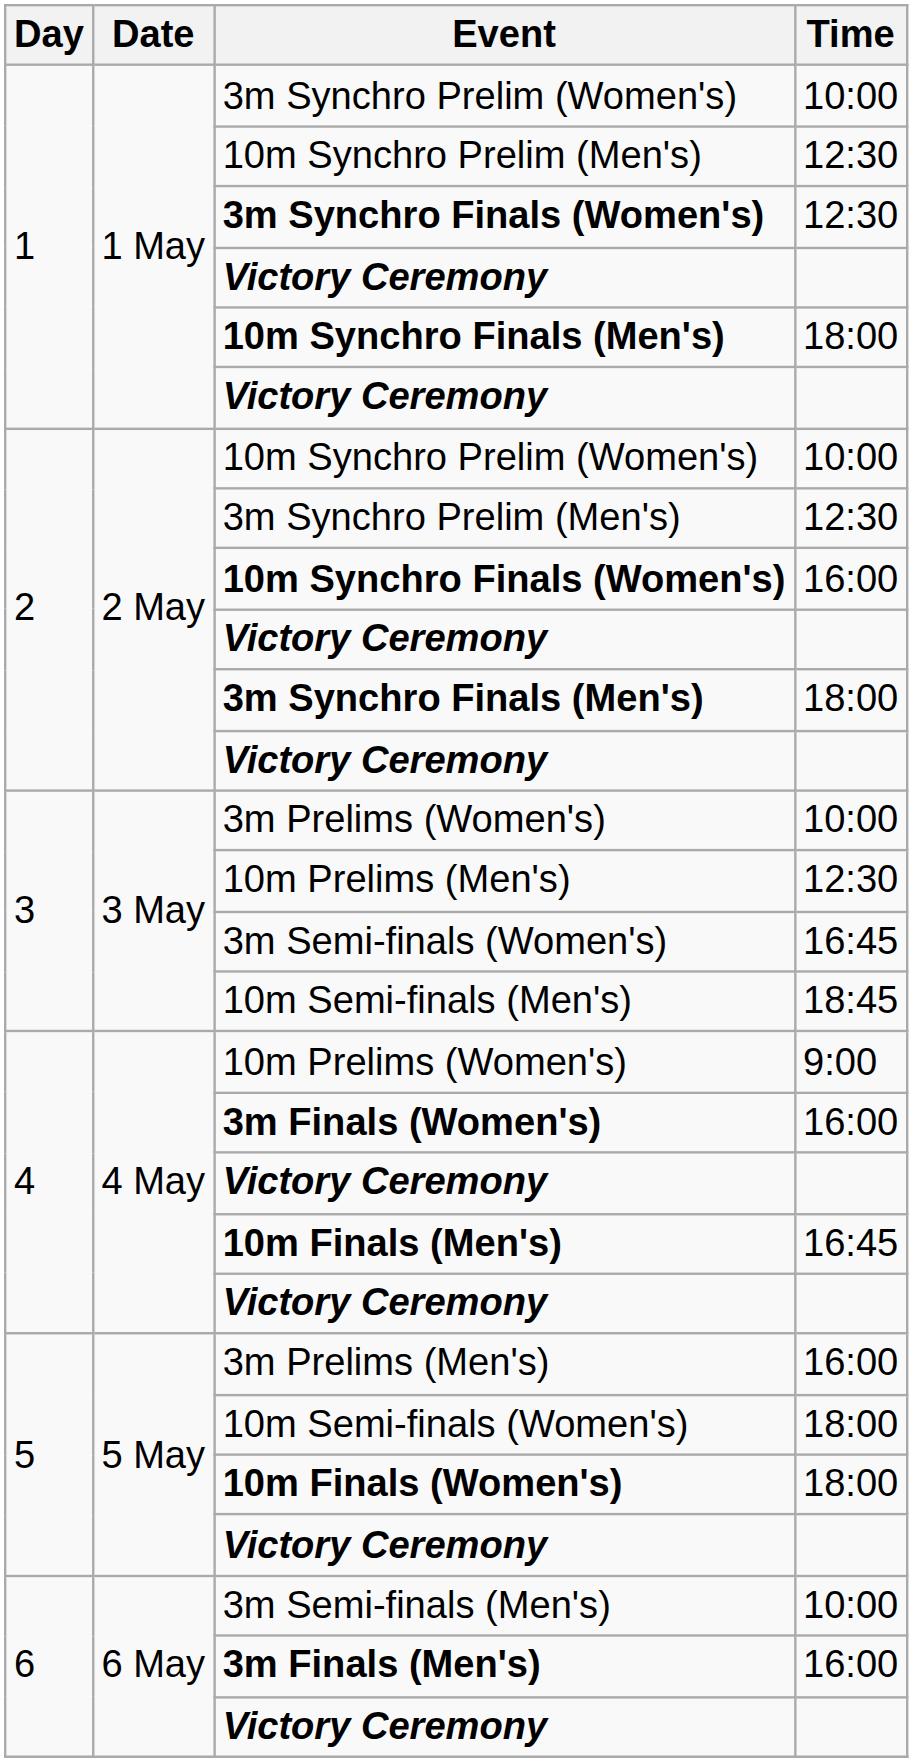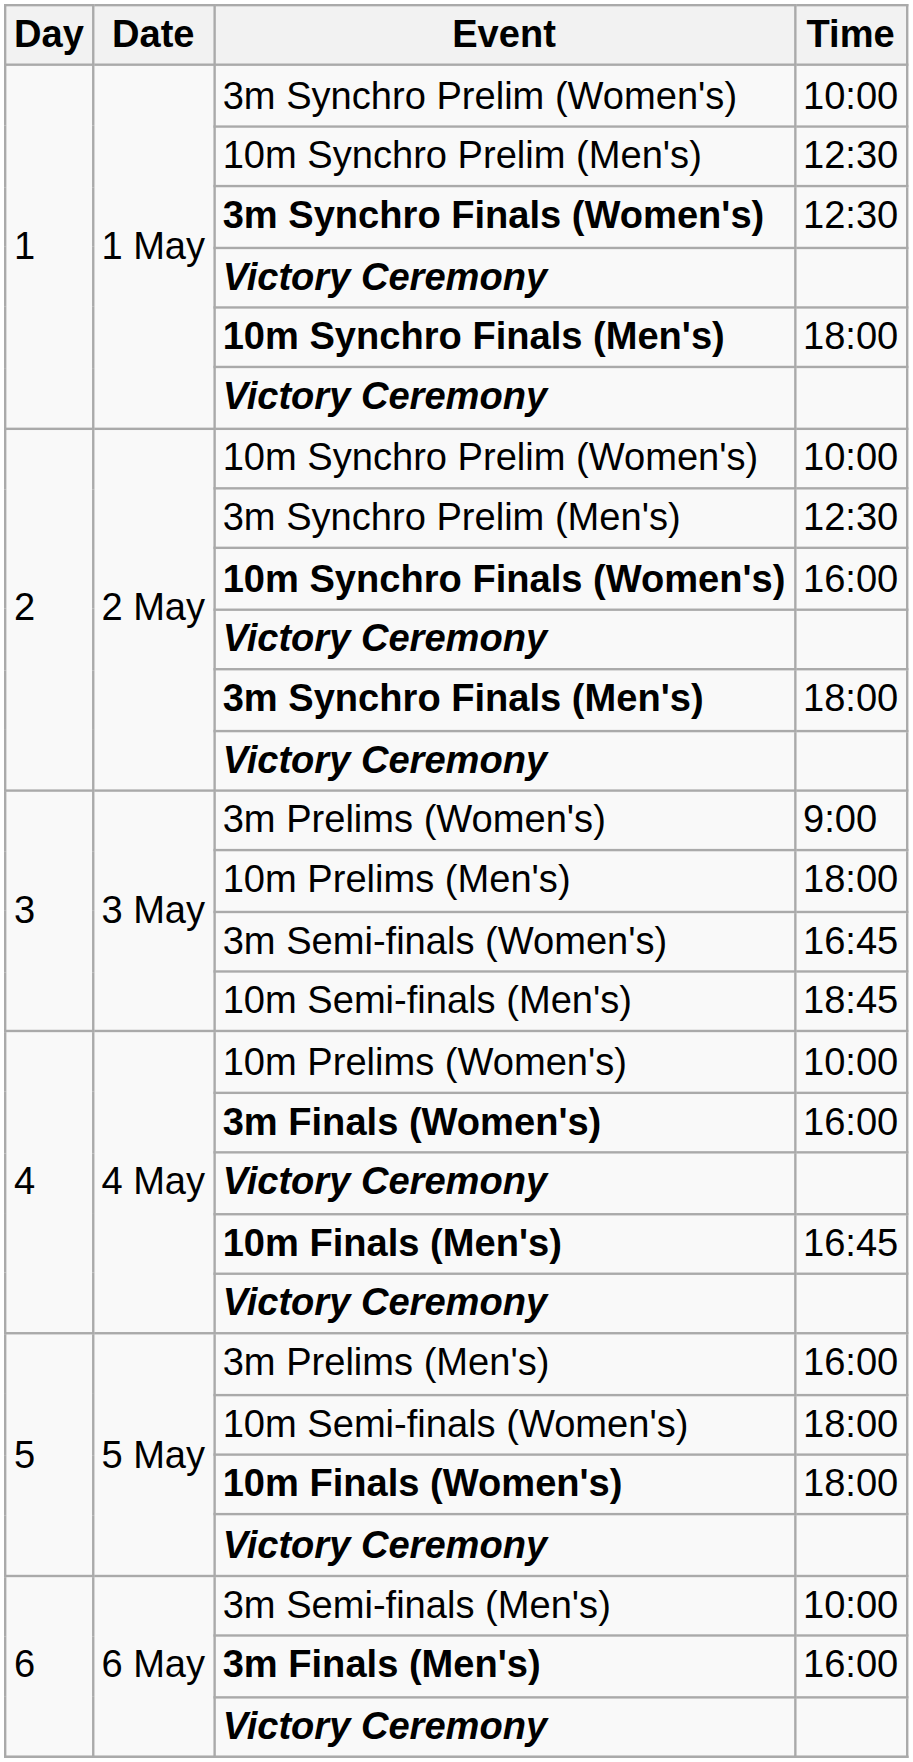(851, 819) 10:00 -> (840, 819) 9:00
(851, 880) 12:30 -> (851, 880) 18:00
(840, 1061) 9:00 -> (851, 1061) 10:00
